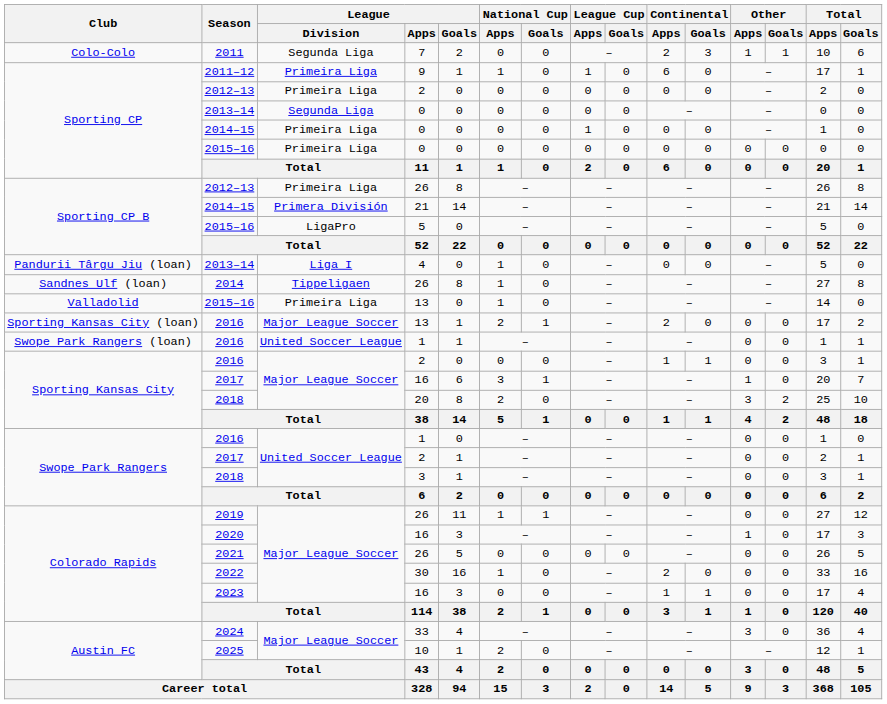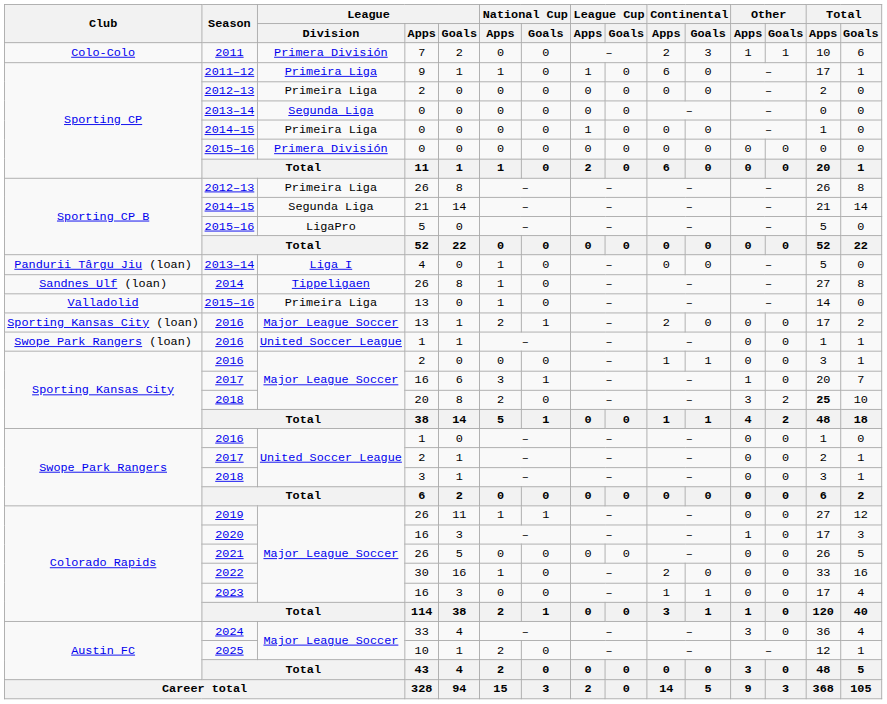(331, 53) Segunda Liga -> (331, 53) Primera División
(331, 149) Primeira Liga -> (331, 149) Primera División
(331, 207) Primera División -> (331, 207) Segunda Liga
(823, 400) normal -> (823, 400) bold
